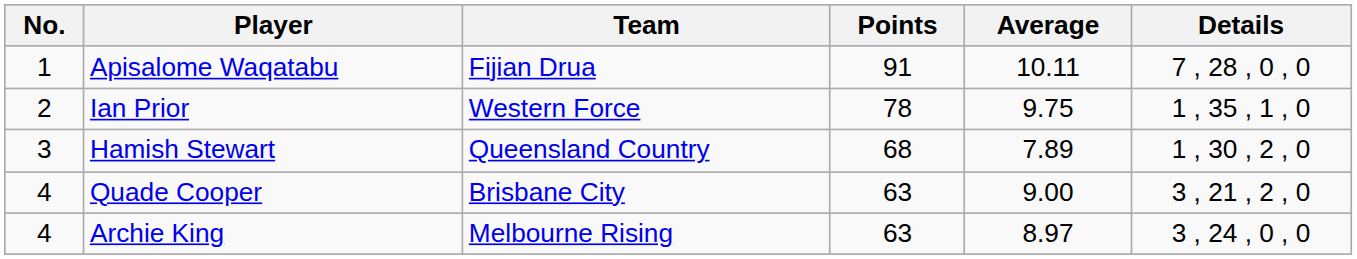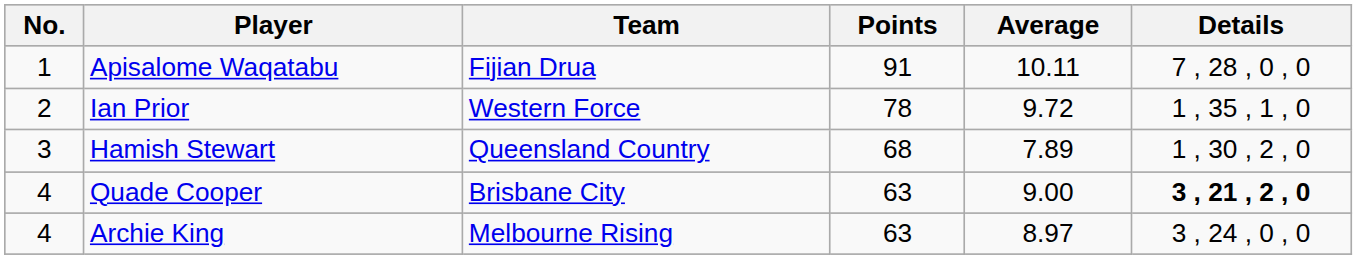(1048, 108) 9.75 -> (1048, 108) 9.72
(1241, 191) normal -> (1241, 191) bold
